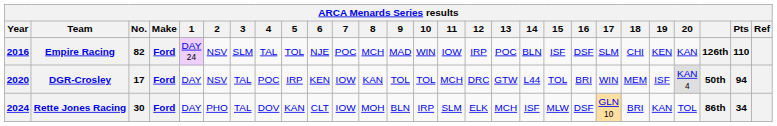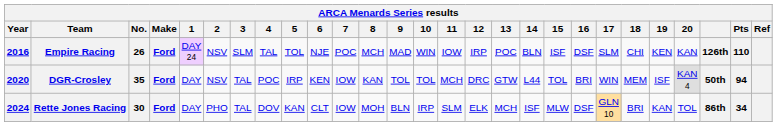(139, 51) 82 -> (139, 51) 26
(139, 79) 17 -> (139, 79) 35
